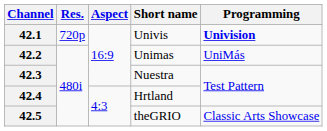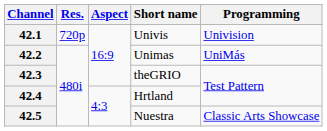(229, 34) bold -> (229, 34) normal
(154, 75) Nuestra -> (157, 75) theGRIO
(157, 116) theGRIO -> (154, 116) Nuestra
